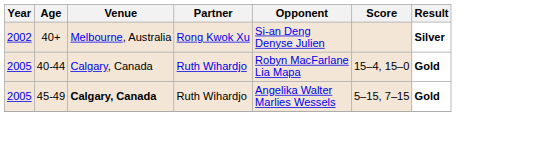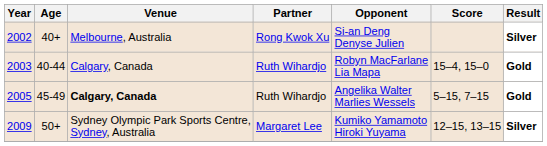(19, 67) 2005 -> (19, 67) 2003
+ row: (51, 127)
